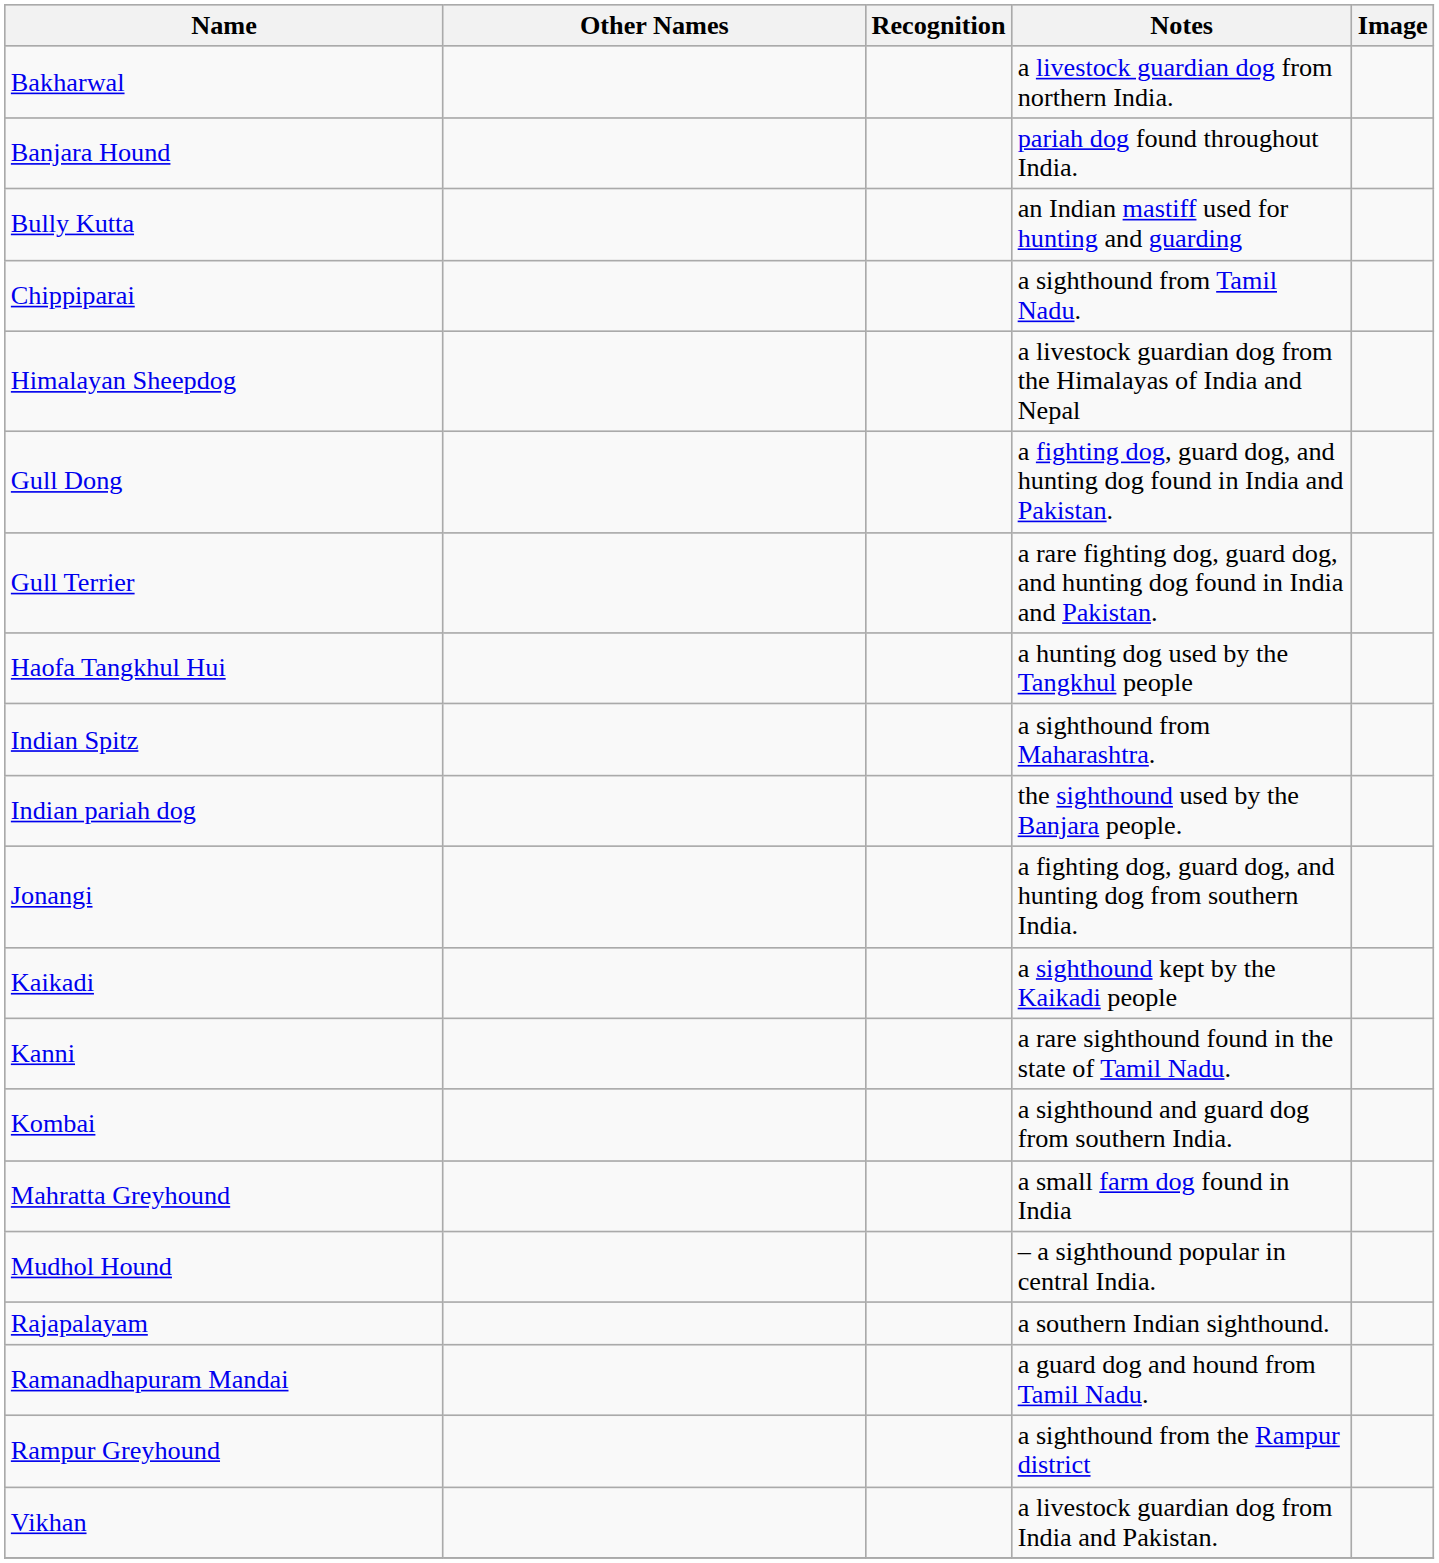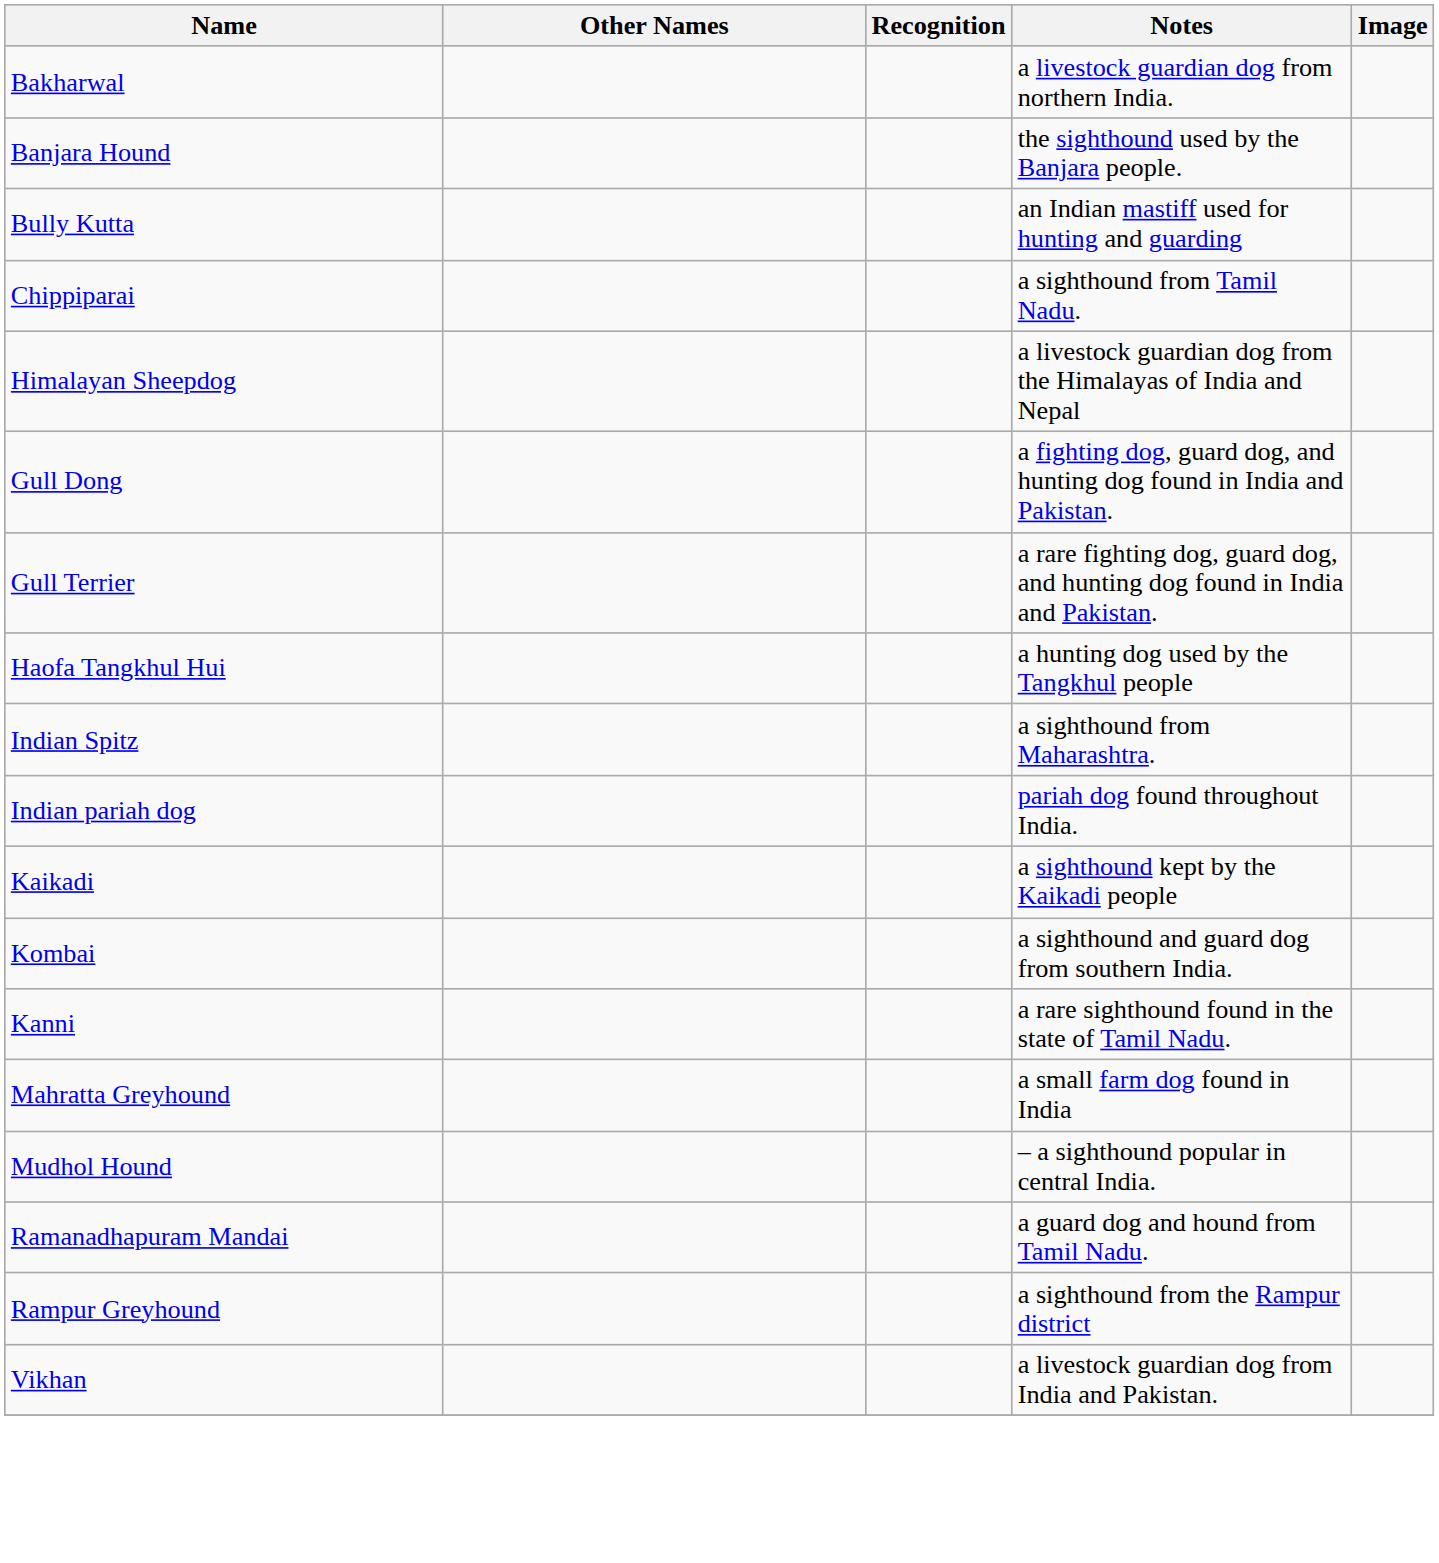(1168, 152) pariah dog found throughout India. -> (1158, 152) the sighthound used by the Banjara people.
(1158, 810) the sighthound used by the Banjara people. -> (1168, 810) pariah dog found throughout India.
- row: (52, 896)
rows swapped: (43, 1053) <-> (53, 1124)
- row: (79, 1323)
